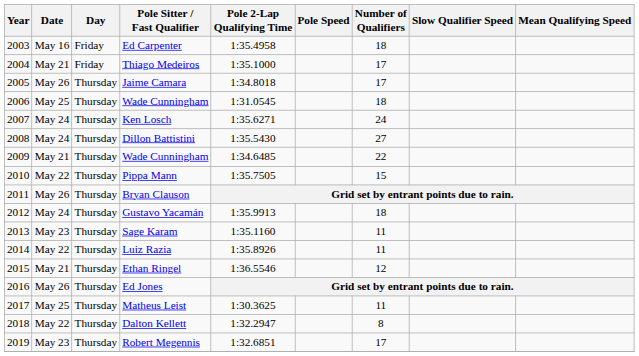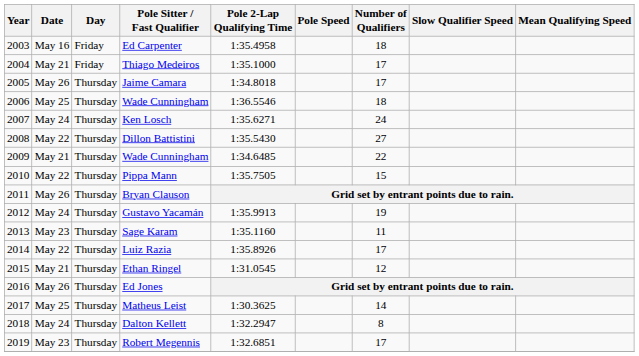(253, 101) 1:31.0545 -> (253, 101) 1:36.5546
(52, 138) May 24 -> (52, 138) May 22
(381, 212) 18 -> (381, 212) 19
(381, 249) 11 -> (381, 249) 17
(253, 268) 1:36.5546 -> (253, 268) 1:31.0545
(381, 305) 11 -> (381, 305) 14
(52, 324) May 22 -> (52, 324) May 24
